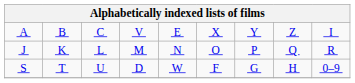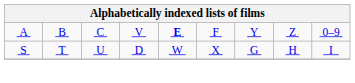(177, 31) normal -> (177, 31) bold
(216, 31) X -> (216, 31) F
(331, 31) I -> (331, 31) 0–9
- row: (24, 50)
(216, 68) F -> (216, 50) X
(331, 68) 0–9 -> (331, 50) I
